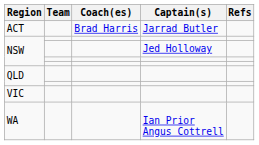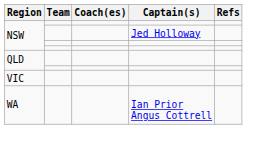- row: (15, 28)
